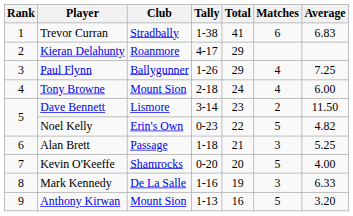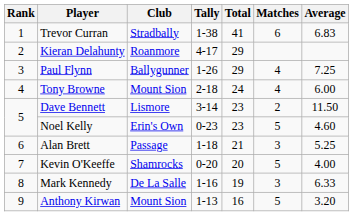(238, 126) 22 -> (238, 126) 23
(325, 126) 4.82 -> (325, 126) 4.60
